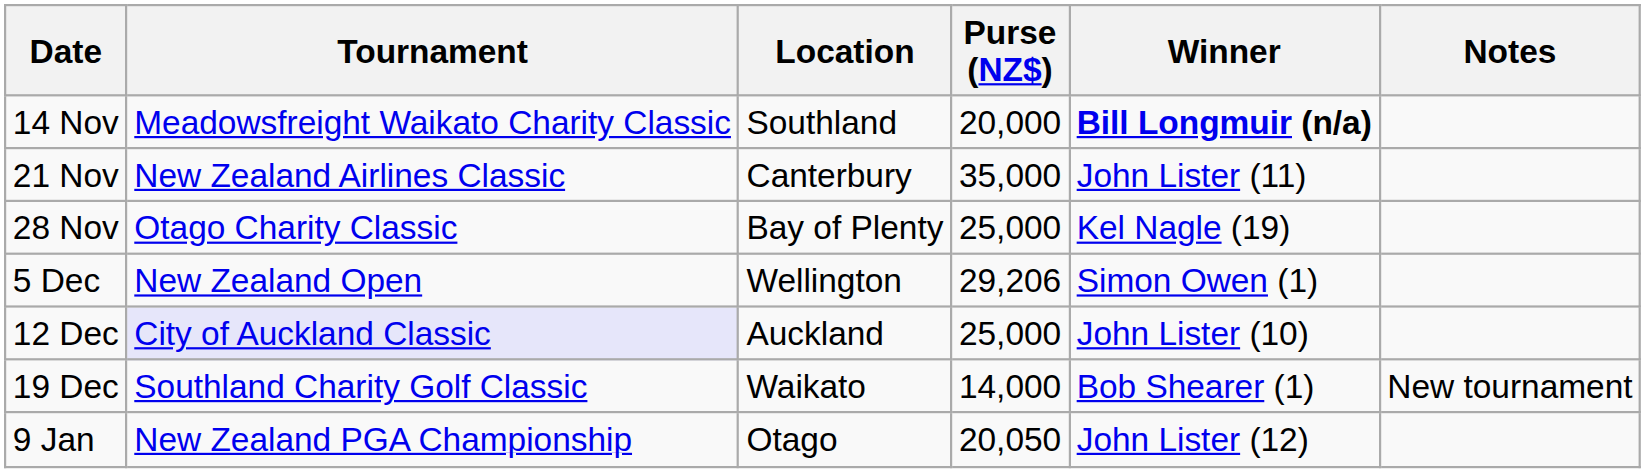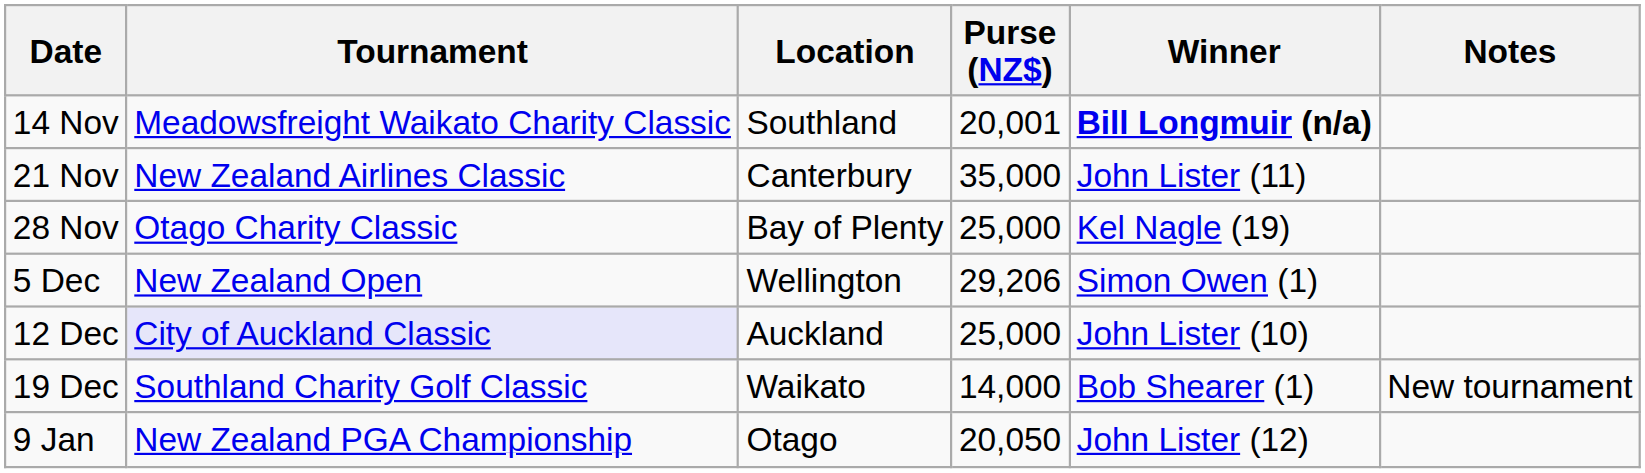(1010, 122) 20,000 -> (1010, 122) 20,001
